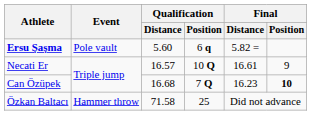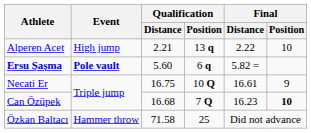+ row: (36, 48)
(95, 48) normal -> (96, 66) bold
(163, 66) 16.57 -> (163, 84) 16.75
